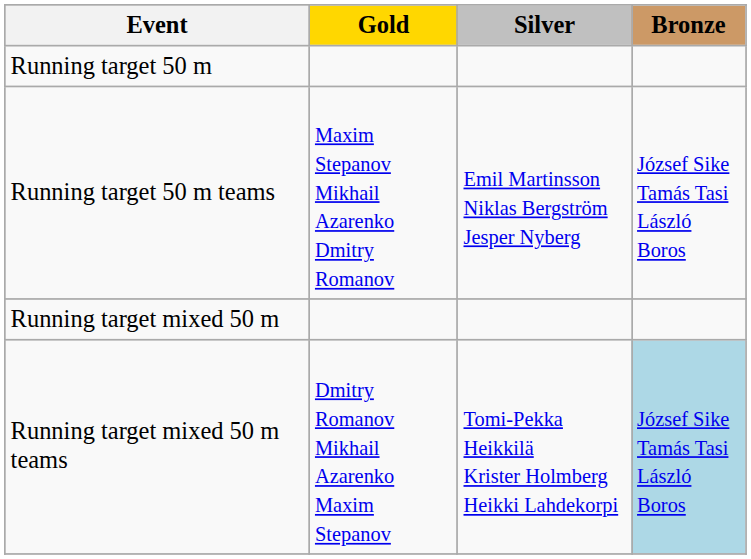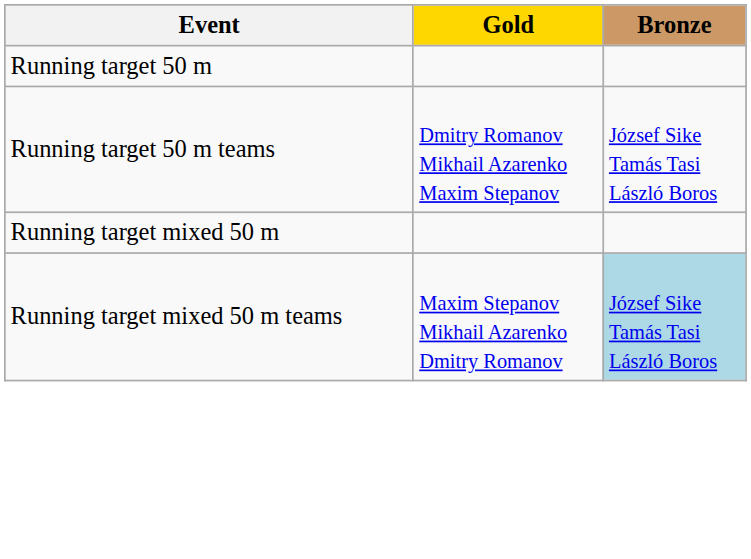- column: (545, 25)
(355, 208) Maxim Stepanov Mikhail Azarenko Dmitry Romanov -> (493, 165) Dmitry Romanov Mikhail Azarenko Maxim Stepanov
(355, 462) Dmitry Romanov Mikhail Azarenko Maxim Stepanov -> (493, 332) Maxim Stepanov Mikhail Azarenko Dmitry Romanov
